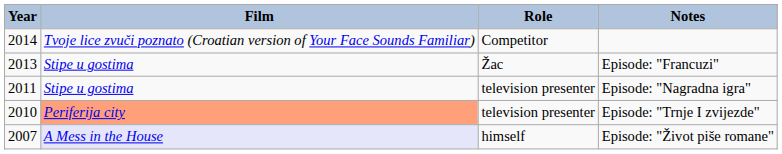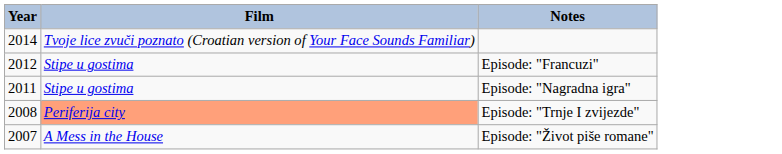- column: (538, 16)
(22, 64) 2013 -> (22, 64) 2012
(22, 112) 2010 -> (22, 112) 2008
(103, 136) lavender background -> (103, 136) no background
